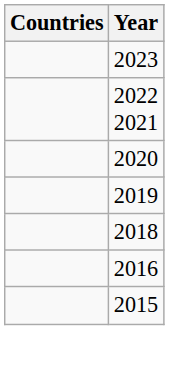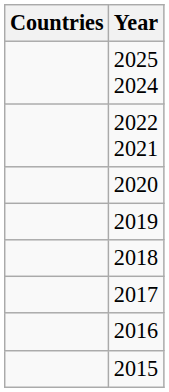+ row: (136, 72)
- row: (136, 59)
+ row: (136, 295)
